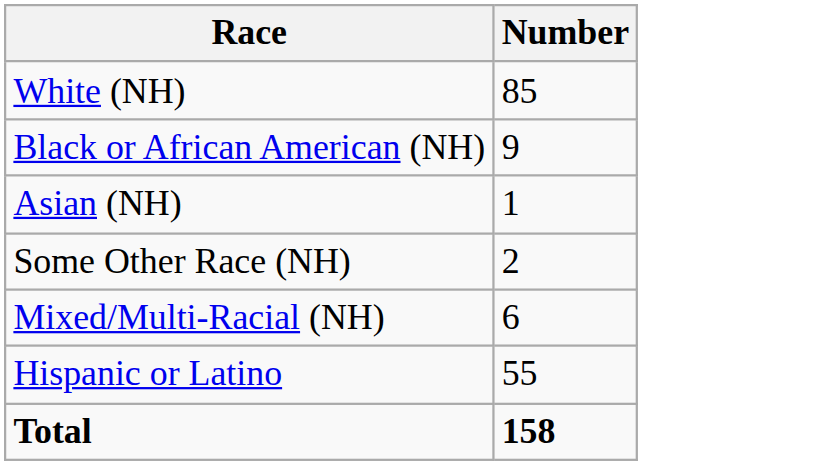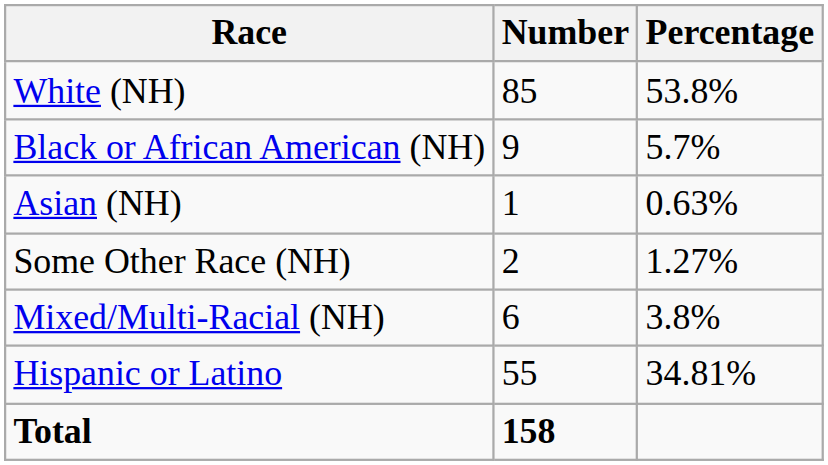+ column: (730, 32)
